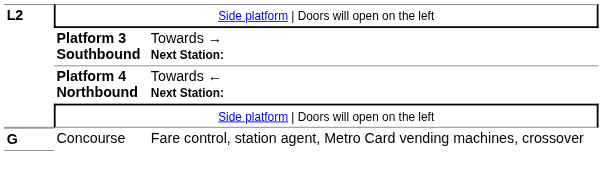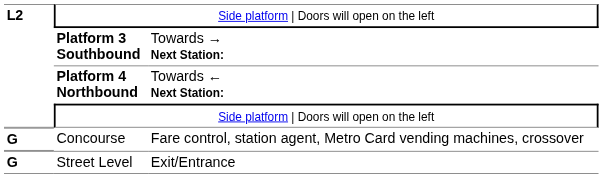+ row: (95, 162)
